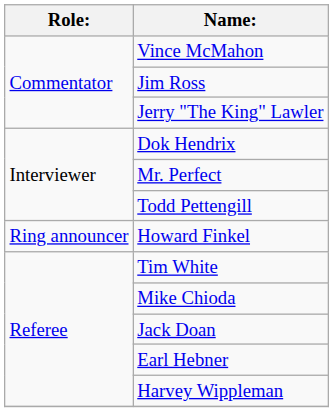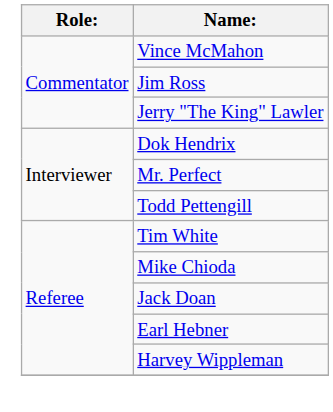- row: (194, 236)
